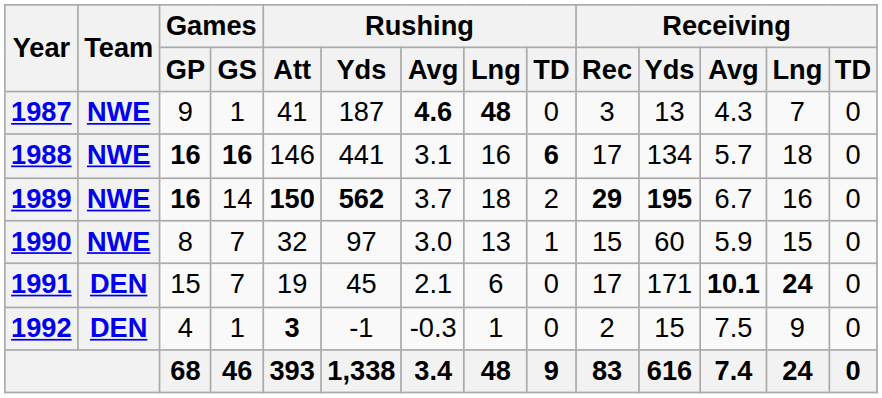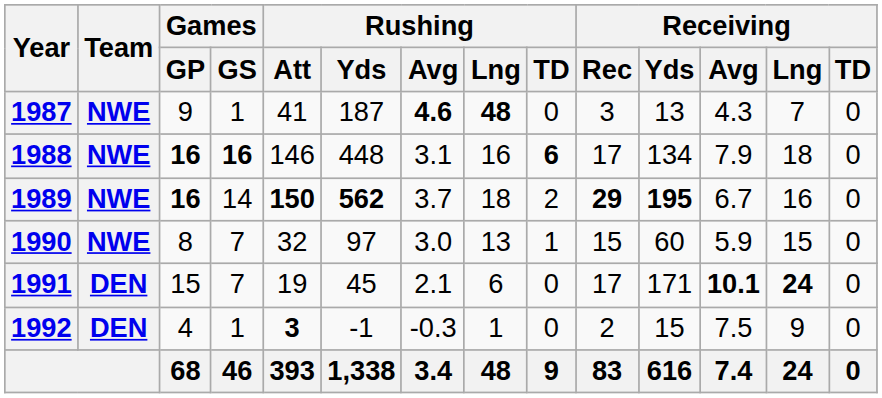(361, 155) 441 -> (361, 155) 448
(733, 155) 5.7 -> (733, 155) 7.9
